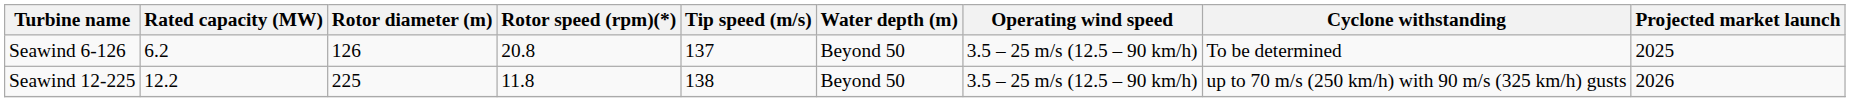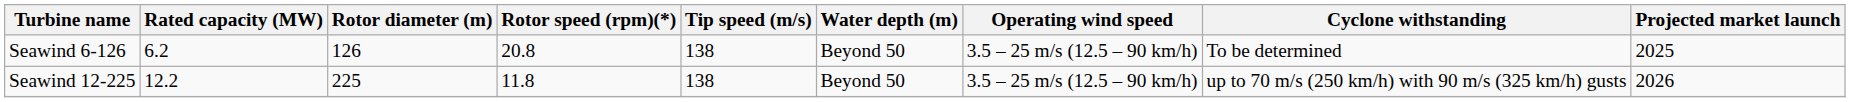(700, 50) 137 -> (700, 50) 138
